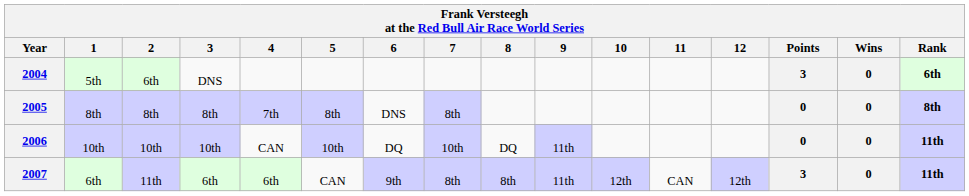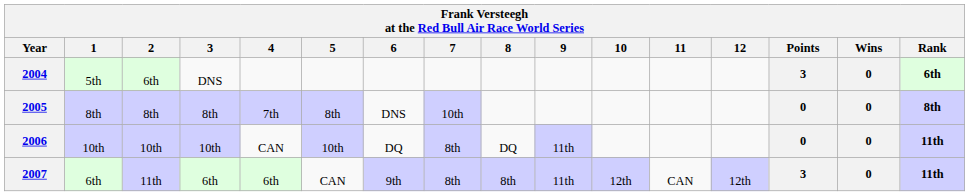(453, 114) 8th -> (453, 114) 10th
(453, 147) 10th -> (453, 147) 8th
